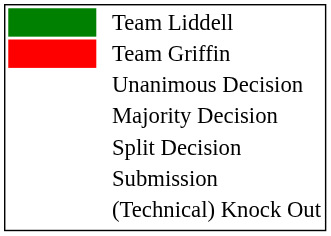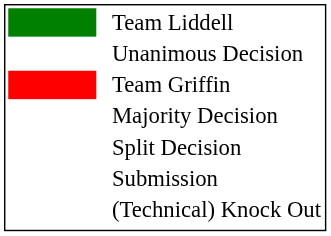rows swapped: (171, 53) <-> (208, 84)
